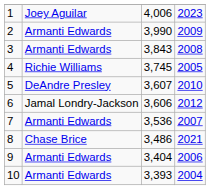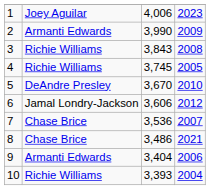(68, 49) Armanti Edwards -> (63, 49) Richie Williams
(158, 85) 3,607 -> (158, 85) 3,670
(68, 121) Armanti Edwards -> (56, 121) Chase Brice
(68, 175) Armanti Edwards -> (63, 175) Richie Williams
